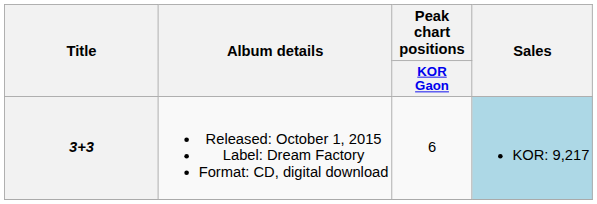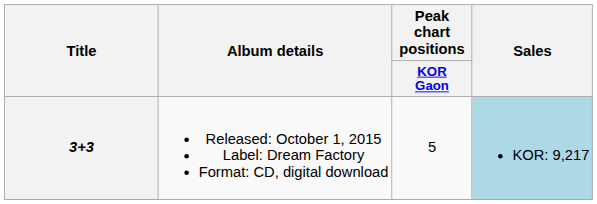(432, 147) 6 -> (432, 147) 5
